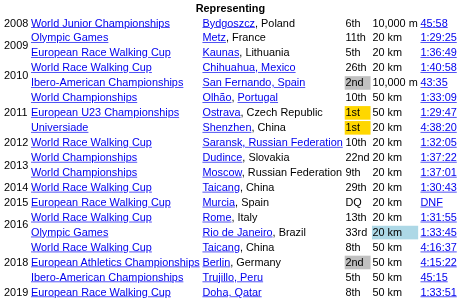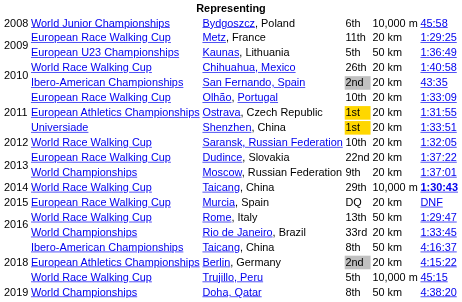(70, 38) Olympic Games -> (101, 38) European Race Walking Cup
(101, 53) European Race Walking Cup -> (105, 53) European U23 Championships
(387, 53) 20 km -> (387, 53) 50 km
(395, 83) 10,000 m -> (387, 83) 20 km
(84, 98) World Championships -> (101, 98) European Race Walking Cup
(387, 98) 50 km -> (387, 98) 20 km
(105, 113) European U23 Championships -> (115, 113) European Athletics Championships
(387, 113) 50 km -> (387, 113) 20 km
(439, 113) 1:29:47 -> (439, 113) 1:31:55
(439, 128) 4:38:20 -> (439, 128) 1:33:51
(84, 157) World Championships -> (101, 157) European Race Walking Cup
(387, 187) 20 km -> (395, 187) 10,000 m
(439, 187) normal -> (439, 187) bold
(387, 217) 20 km -> (387, 217) 50 km
(439, 217) 1:31:55 -> (439, 217) 1:29:47
(70, 232) Olympic Games -> (84, 232) World Championships
(387, 232) lightblue background -> (387, 232) no background
(91, 247) World Race Walking Cup -> (107, 247) Ibero-American Championships
(387, 262) 50 km -> (387, 262) 20 km
(107, 277) Ibero-American Championships -> (91, 277) World Race Walking Cup
(387, 277) 50 km -> (395, 277) 10,000 m
(101, 292) European Race Walking Cup -> (84, 292) World Championships
(439, 292) 1:33:51 -> (439, 292) 4:38:20
